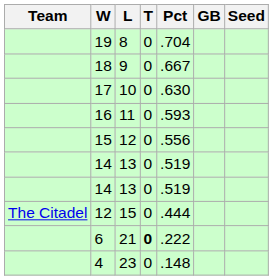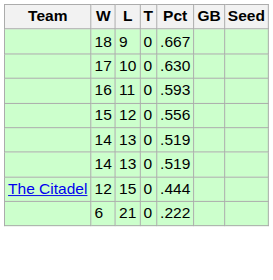- row: (103, 41)
(148, 238) bold -> (148, 213) normal
- row: (99, 262)
